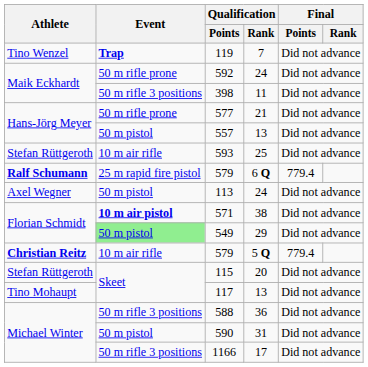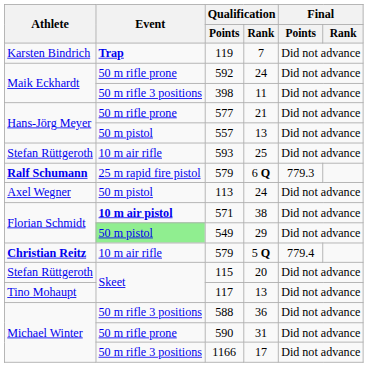(38, 53) Tino Wenzel -> (49, 53) Karsten Bindrich
(301, 173) 779.4 -> (301, 173) 779.3
(126, 332) 50 m pistol -> (138, 332) 50 m rifle prone
